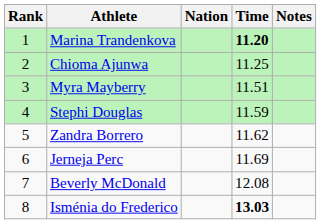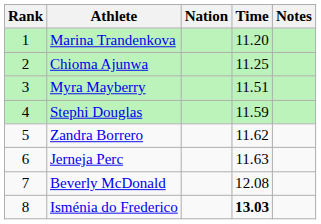(252, 40) bold -> (252, 40) normal
(252, 159) 11.69 -> (252, 159) 11.63
